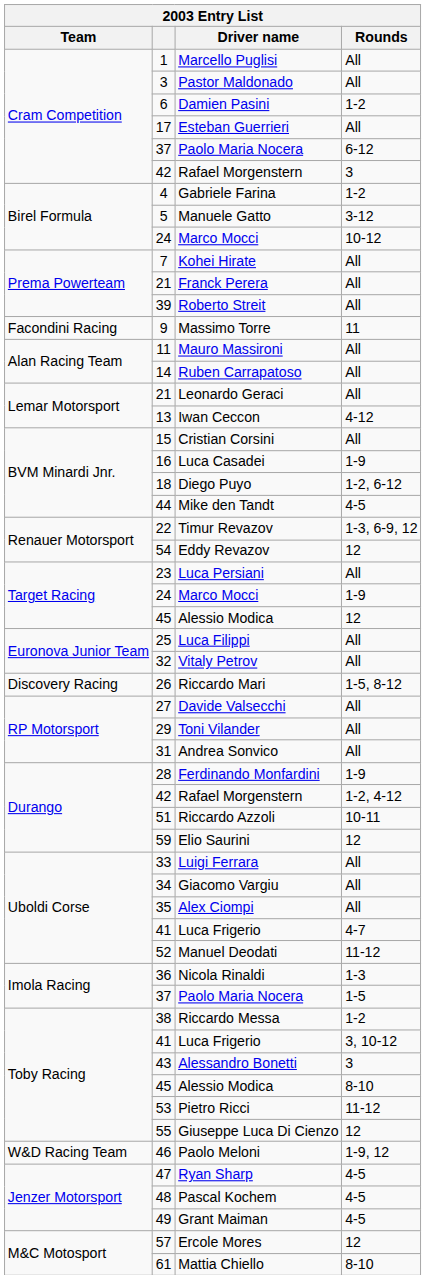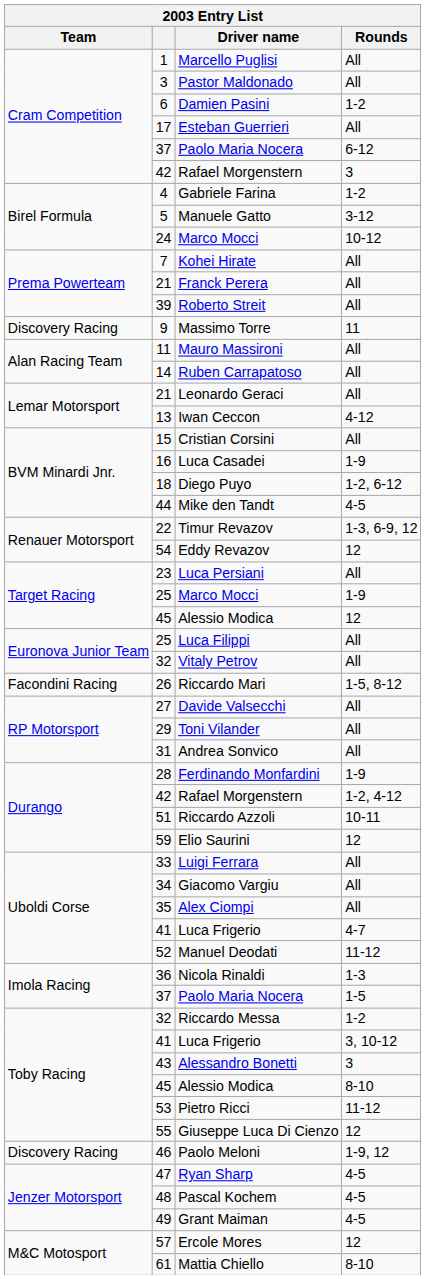(62, 327) Facondini Racing -> (63, 327) Discovery Racing
(164, 595) 24 -> (164, 595) 25
(63, 684) Discovery Racing -> (62, 684) Facondini Racing
(164, 1019) 38 -> (164, 1019) 32
(67, 1152) W&D Racing Team -> (63, 1152) Discovery Racing
